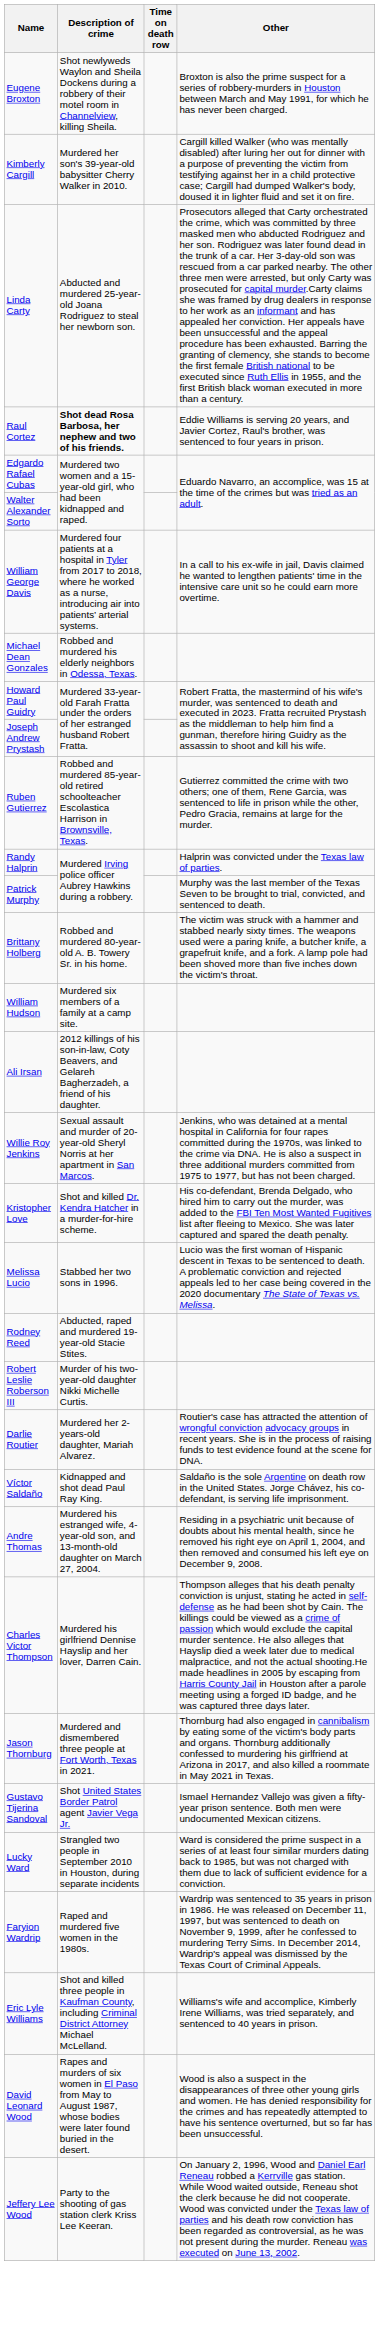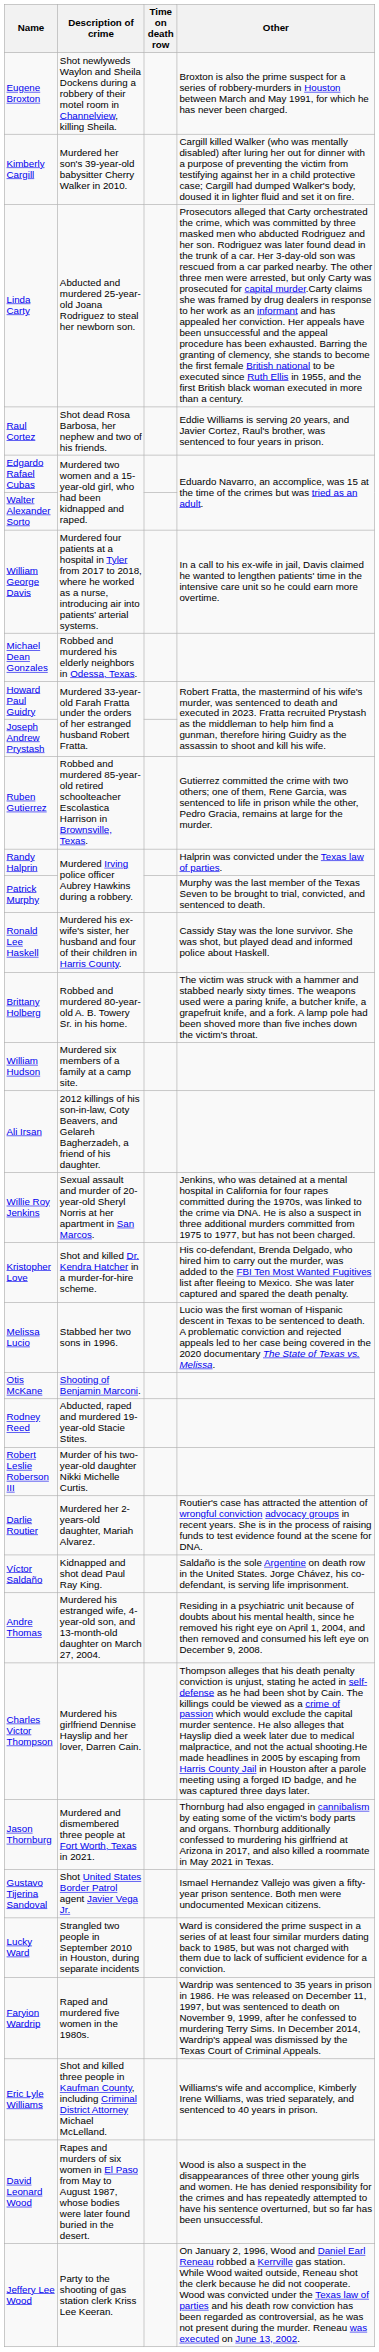(98, 431) bold -> (101, 431) normal
+ row: (23, 942)
+ row: (24, 1385)
